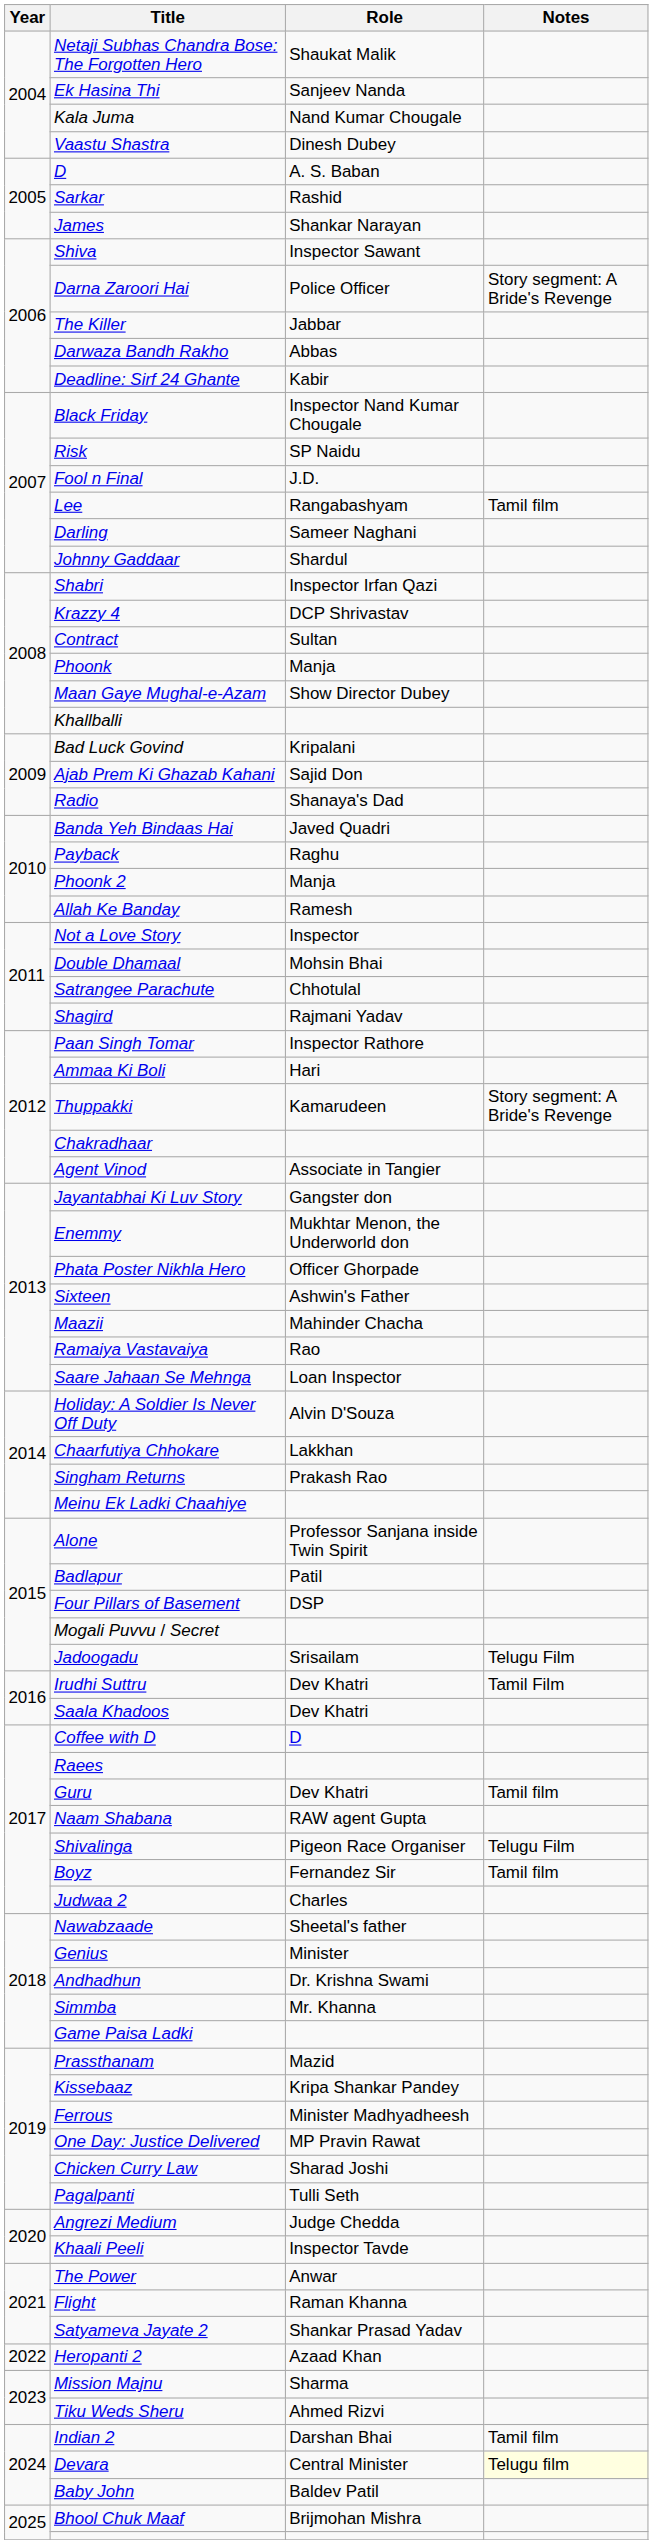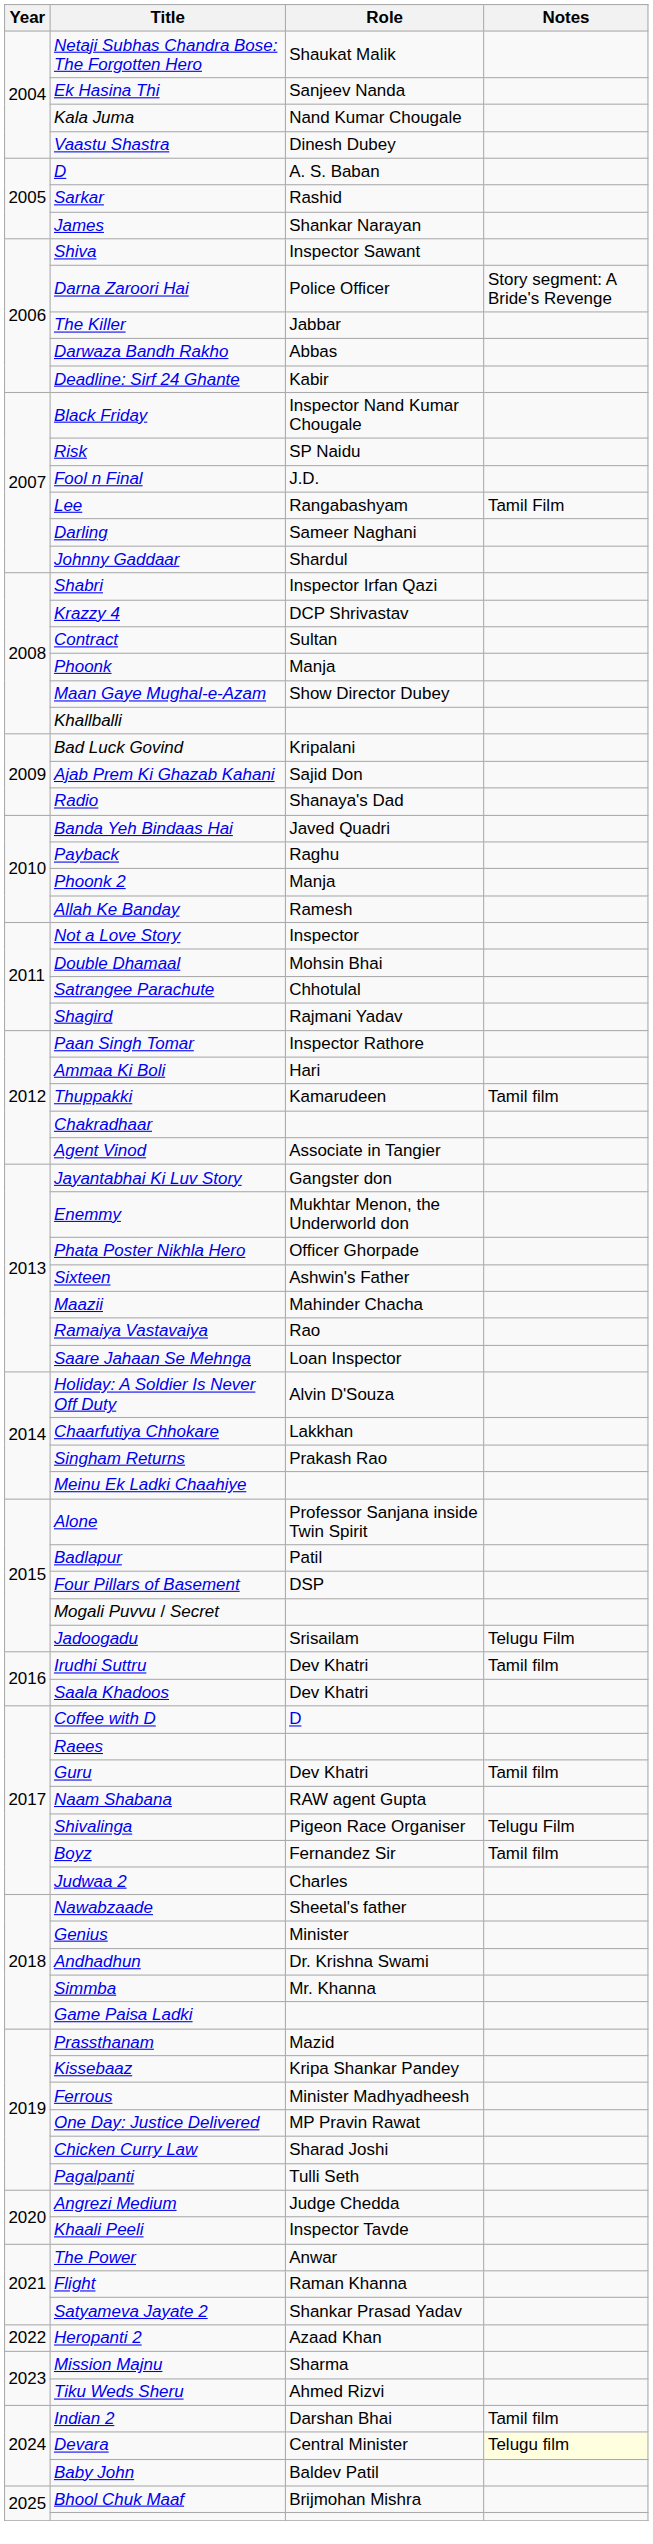(523, 505) Tamil film -> (526, 505) Tamil Film
(553, 1106) Story segment: A Bride's Revenge -> (523, 1097) Tamil film
(526, 1684) Tamil Film -> (523, 1665) Tamil film
